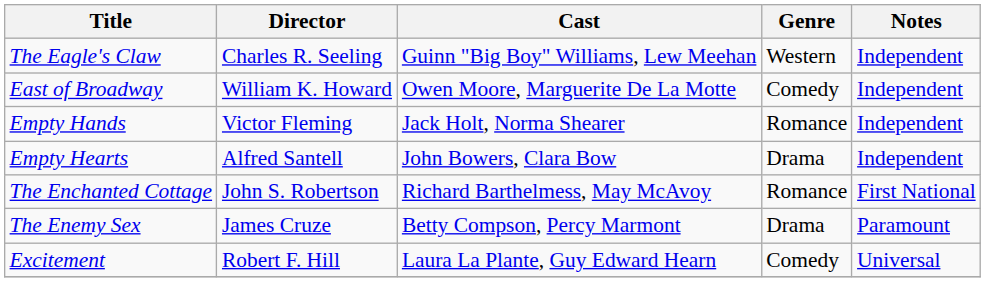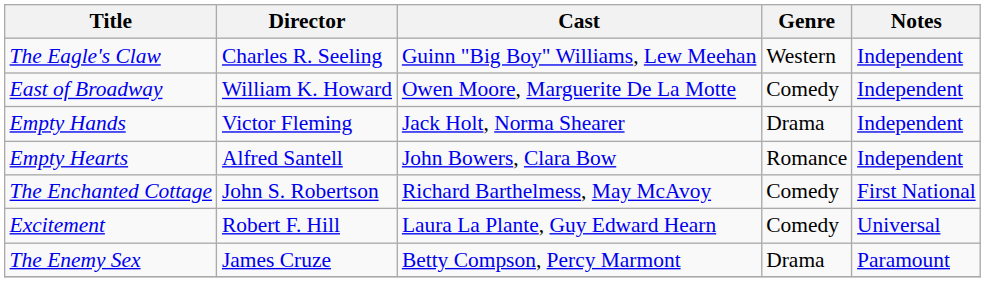(807, 123) Romance -> (795, 123) Drama
(795, 157) Drama -> (807, 157) Romance
(807, 191) Romance -> (803, 191) Comedy
rows swapped: (75, 225) <-> (57, 259)
